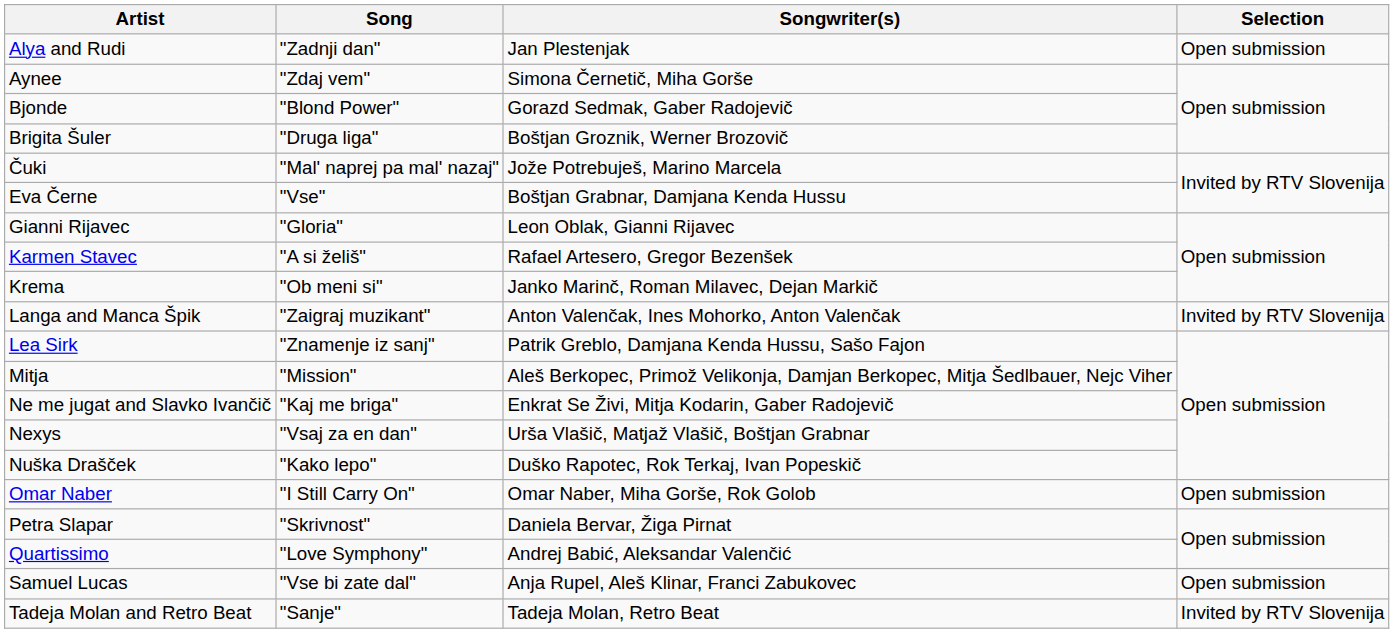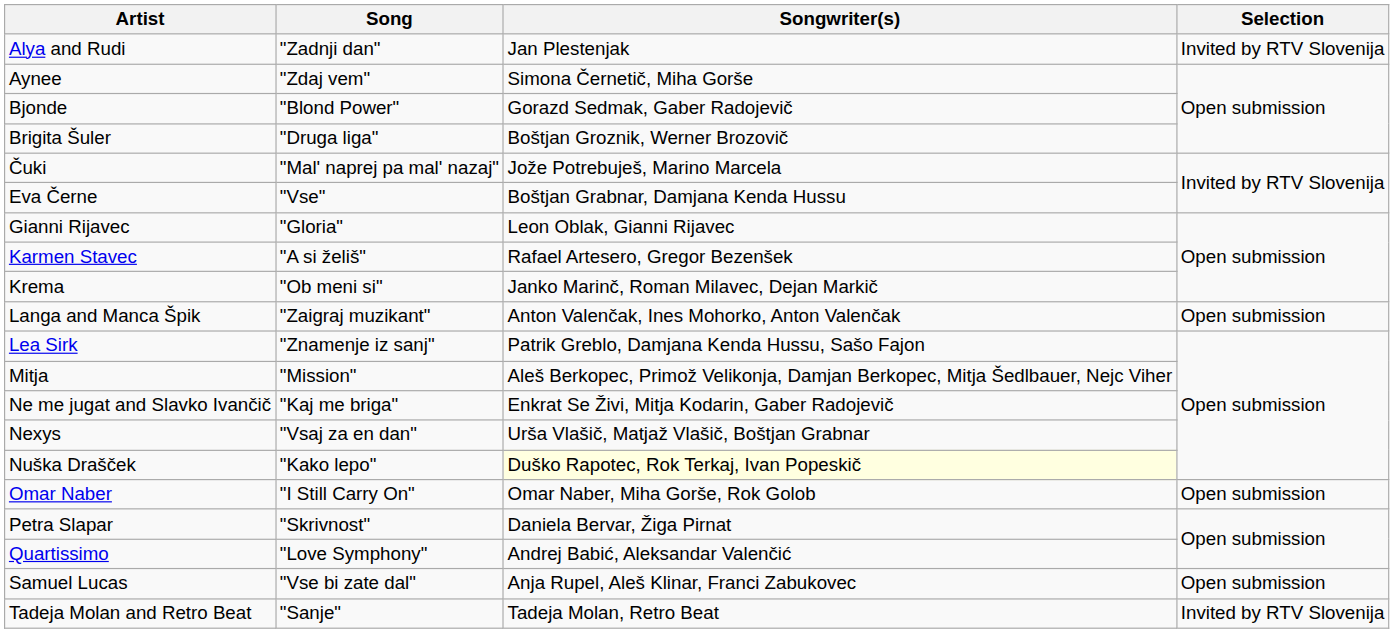(1253, 49) Open submission -> (1283, 49) Invited by RTV Slovenija
(1283, 316) Invited by RTV Slovenija -> (1253, 316) Open submission
(684, 464) no background -> (684, 464) lightyellow background
